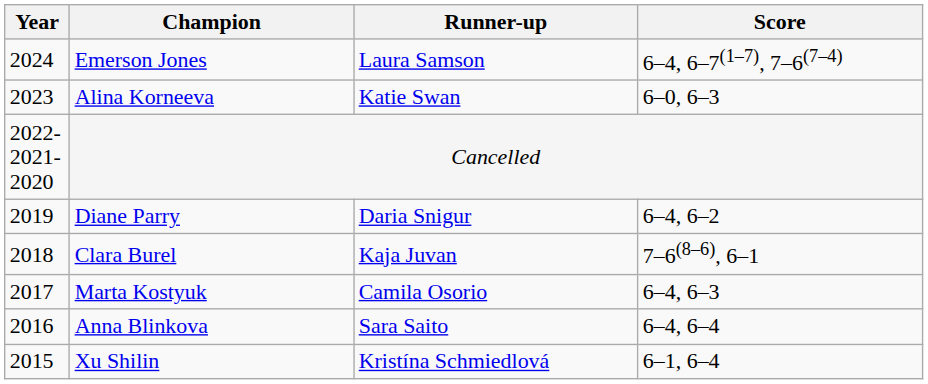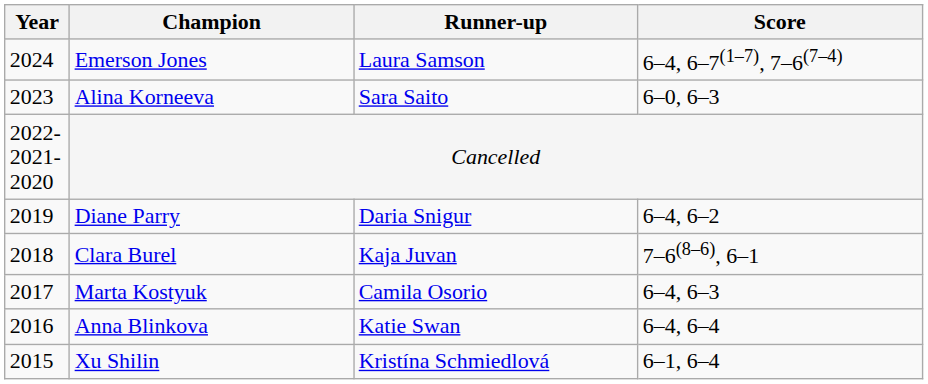(410, 97) Katie Swan -> (403, 97) Sara Saito
(403, 326) Sara Saito -> (410, 326) Katie Swan
